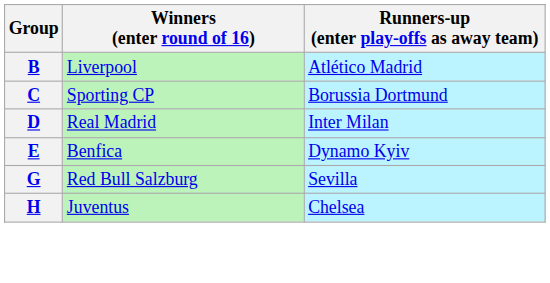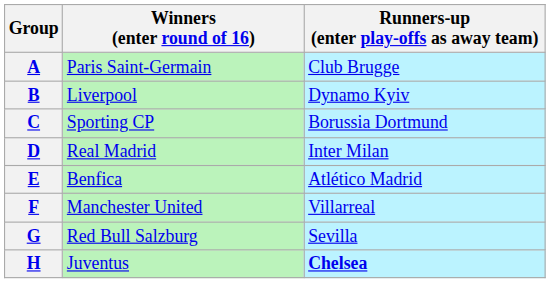+ row: (34, 66)
(365, 66) Atlético Madrid -> (359, 94) Dynamo Kyiv
(359, 151) Dynamo Kyiv -> (365, 179) Atlético Madrid
+ row: (34, 207)
(336, 207) normal -> (338, 263) bold
